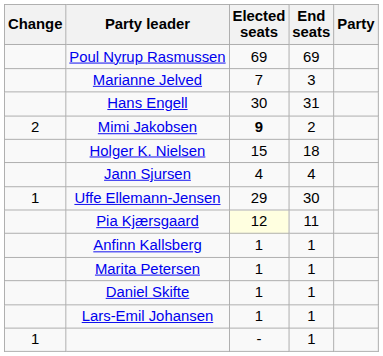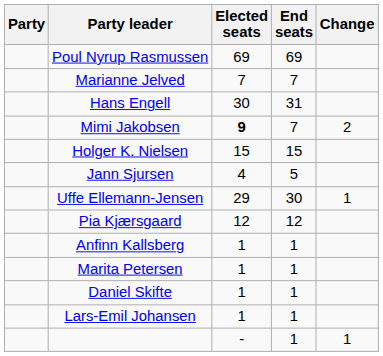columns swapped: (356, 24) <-> (35, 24)
(311, 80) 3 -> (294, 80) 7
(311, 127) 2 -> (294, 127) 7
(311, 151) 18 -> (294, 151) 15
(311, 174) 4 -> (294, 174) 5
(259, 221) lightyellow background -> (242, 221) no background
(311, 221) 11 -> (294, 221) 12
